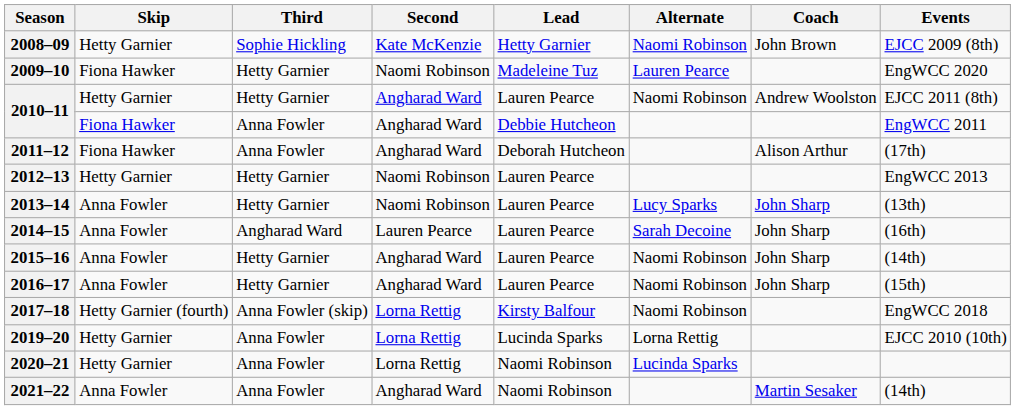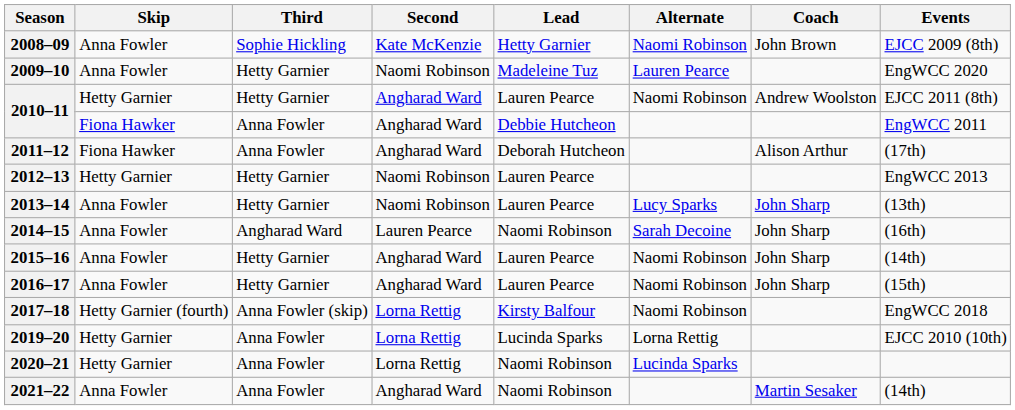(126, 44) Hetty Garnier -> (123, 44) Anna Fowler
(127, 71) Fiona Hawker -> (123, 71) Anna Fowler
(546, 230) Lauren Pearce -> (555, 230) Naomi Robinson
